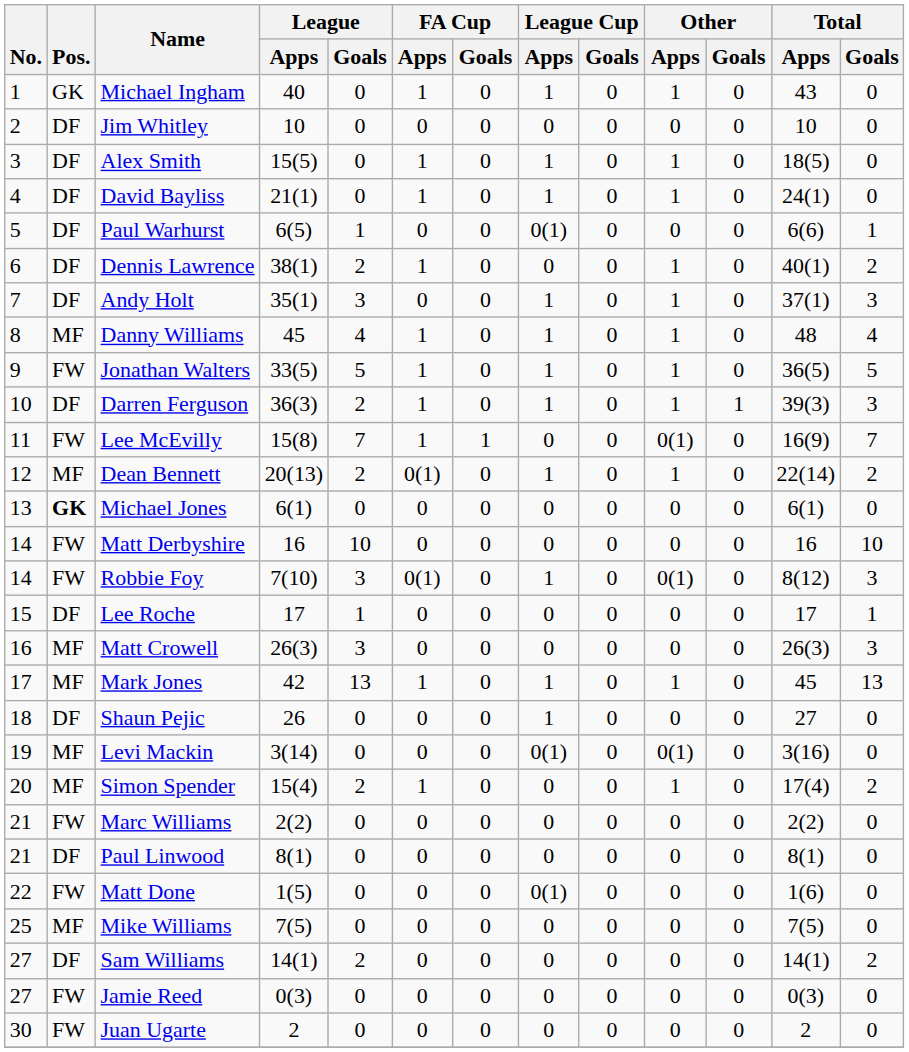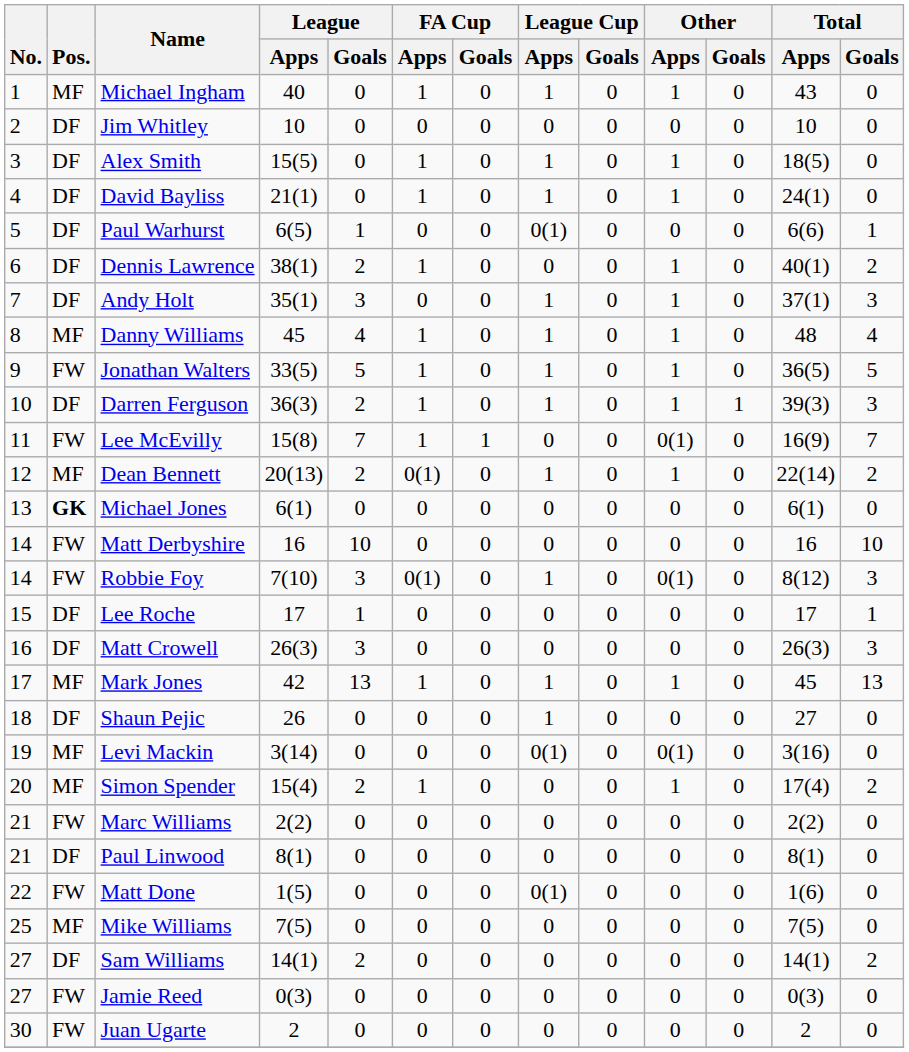(68, 91) GK -> (68, 91) MF
(68, 647) MF -> (66, 647) DF
